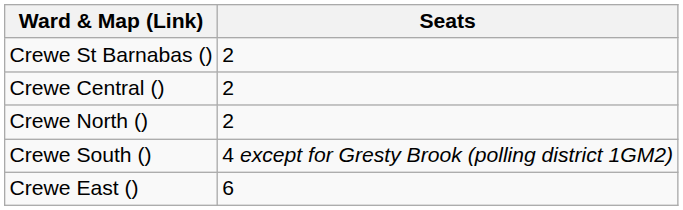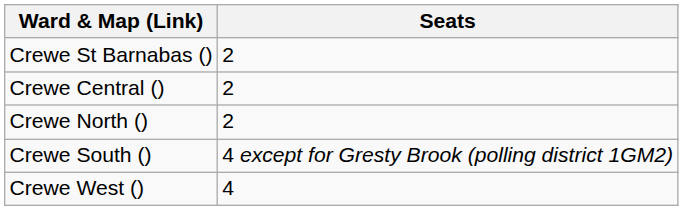- row: (74, 188)
+ row: (77, 188)
